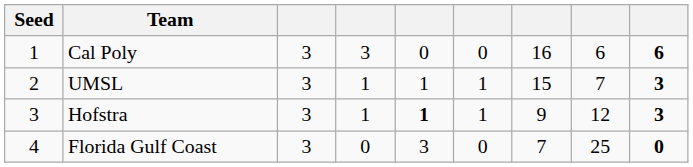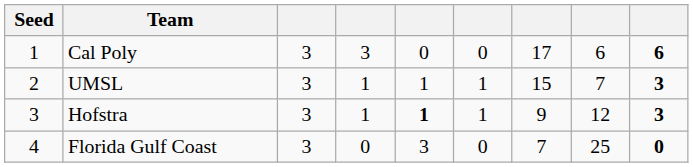(541, 51) 16 -> (541, 51) 17
